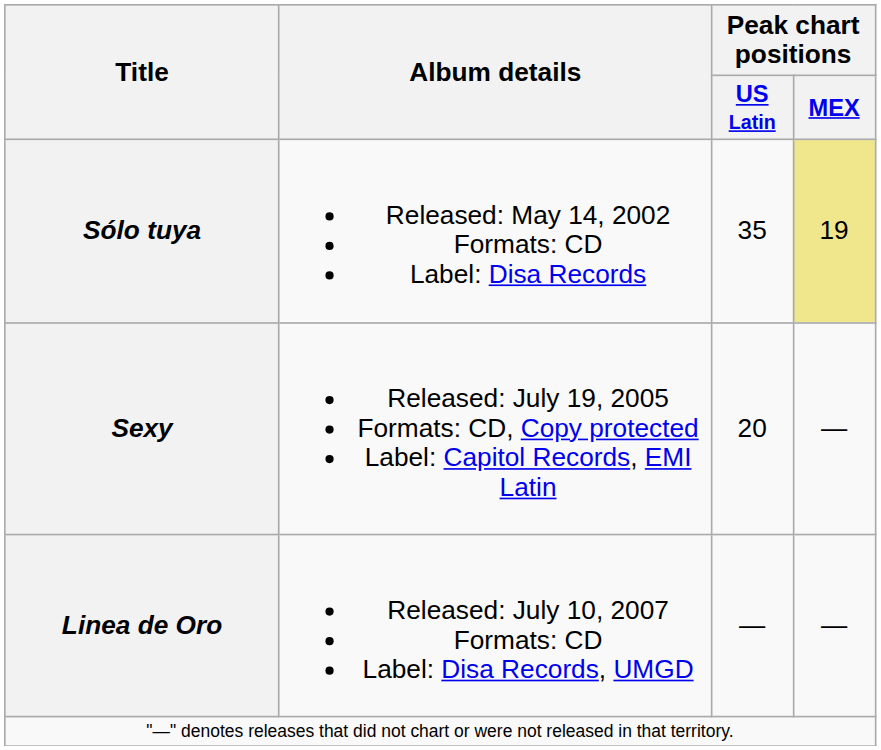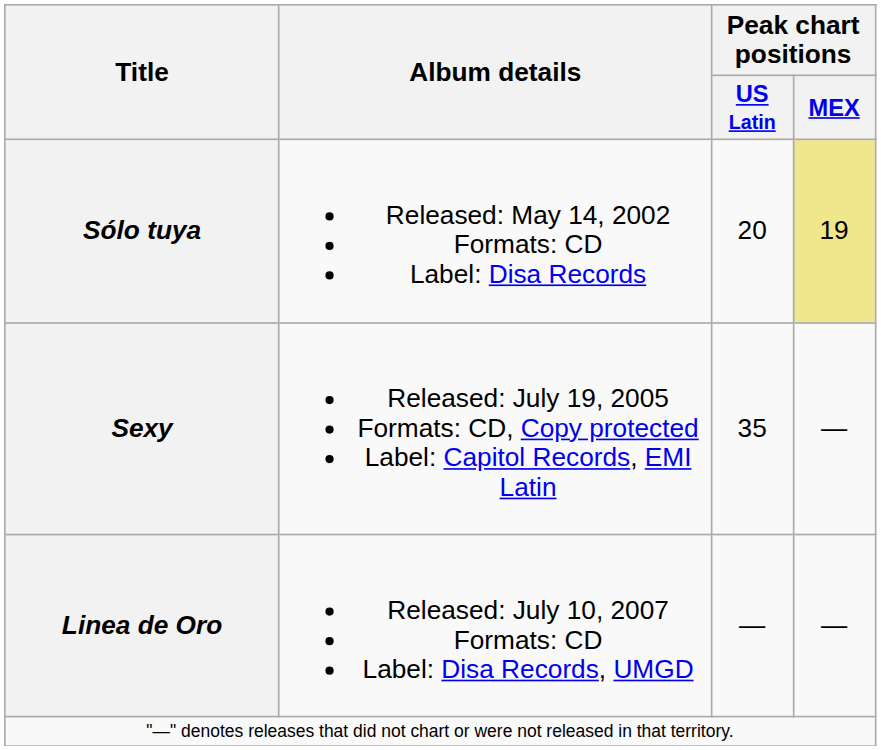(752, 230) 35 -> (752, 230) 20
(752, 427) 20 -> (752, 427) 35
